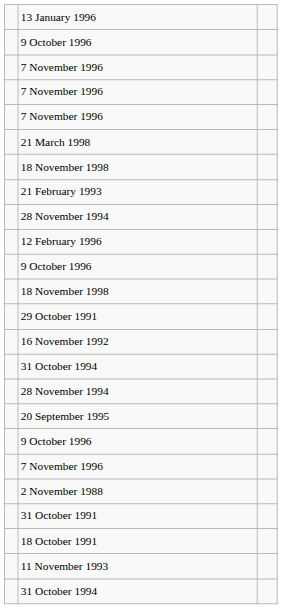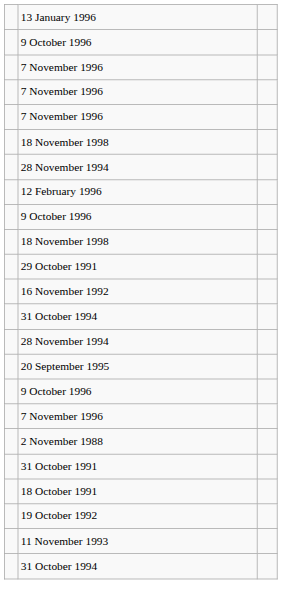- row: (11, 142)
- row: (11, 192)
+ row: (11, 516)
